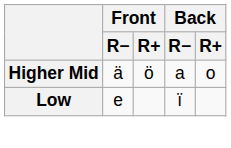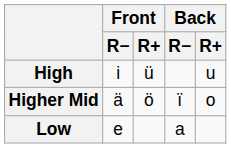+ row: (54, 73)
(180, 73) a -> (180, 101) ï
(180, 101) ï -> (180, 128) a
